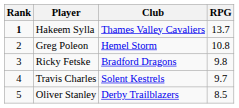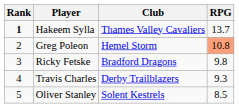(221, 45) no background -> (221, 45) lightsalmon background
(133, 78) Solent Kestrels -> (140, 78) Derby Trailblazers
(221, 78) 9.7 -> (221, 78) 9.3
(140, 95) Derby Trailblazers -> (133, 95) Solent Kestrels
